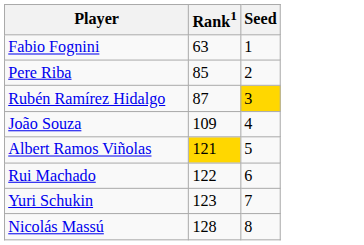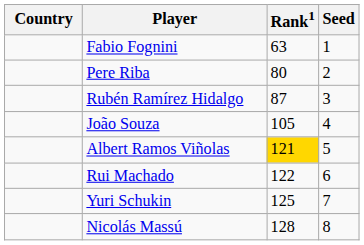+ column: (44, 19)
(201, 72) 85 -> (279, 72) 80
(248, 98) gold background -> (327, 98) no background
(205, 124) 109 -> (283, 124) 105
(205, 201) 123 -> (283, 201) 125
